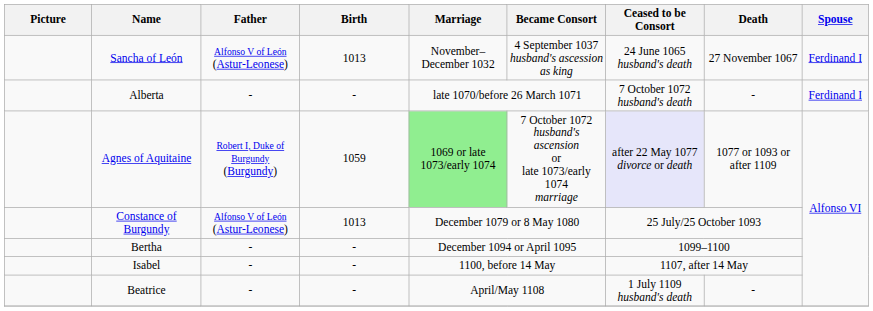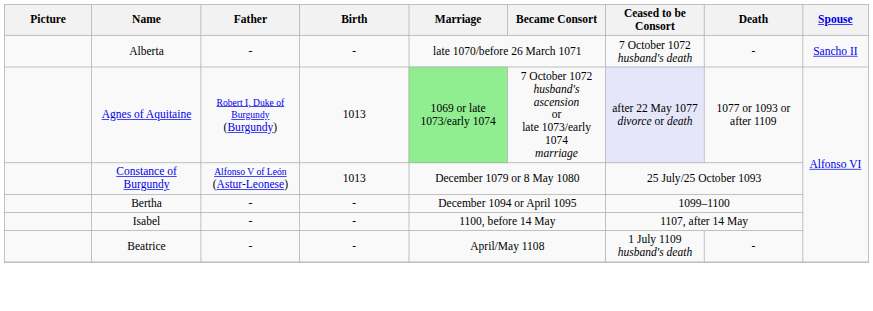- row: (146, 57)
(835, 95) Ferdinand I -> (835, 51) Sancho II
(354, 159) 1059 -> (354, 114) 1013
